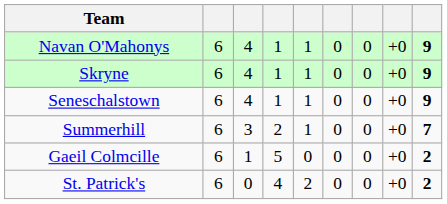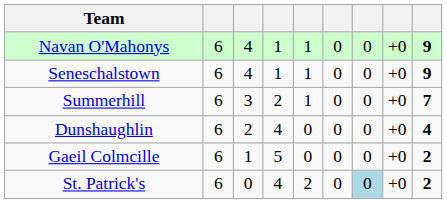- row: (104, 73)
+ row: (104, 128)
(367, 184) no background -> (367, 184) lightblue background
